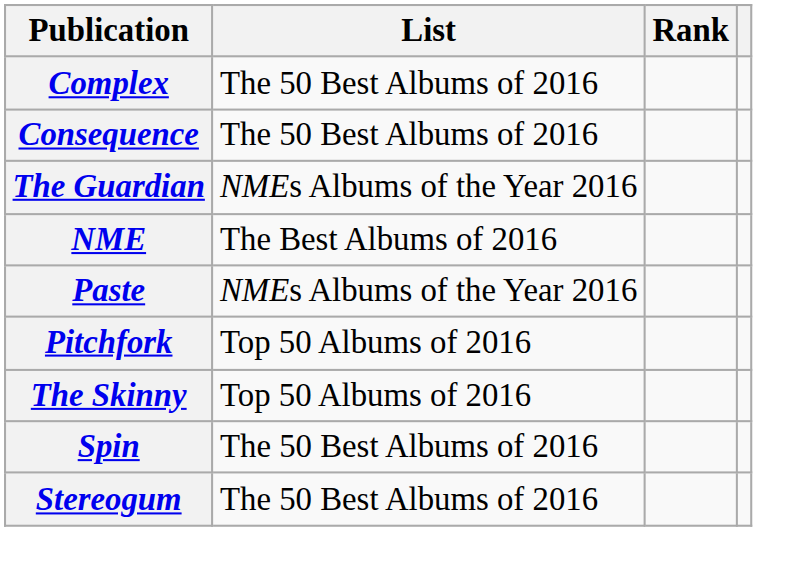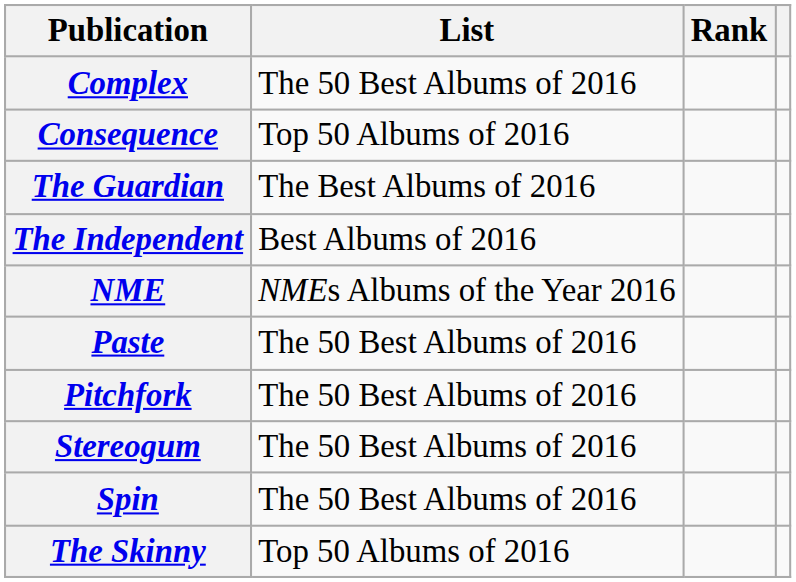(409, 134) The 50 Best Albums of 2016 -> (414, 134) Top 50 Albums of 2016
(429, 186) NMEs Albums of the Year 2016 -> (427, 186) The Best Albums of 2016
+ row: (128, 238)
(389, 238) The Best Albums of 2016 -> (467, 290) NMEs Albums of the Year 2016
(429, 290) NMEs Albums of the Year 2016 -> (447, 342) The 50 Best Albums of 2016
(376, 342) Top 50 Albums of 2016 -> (447, 394) The 50 Best Albums of 2016
rows swapped: (109, 394) <-> (109, 498)
